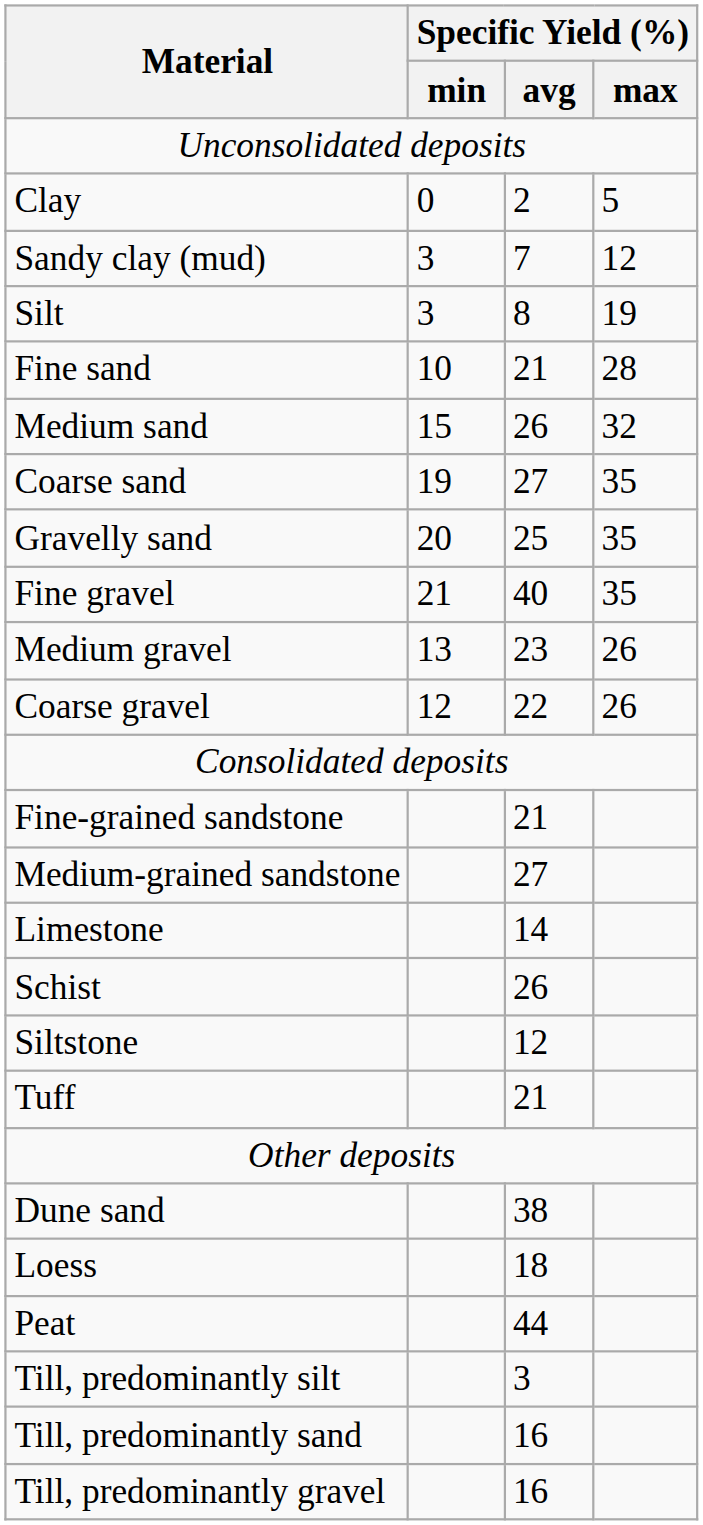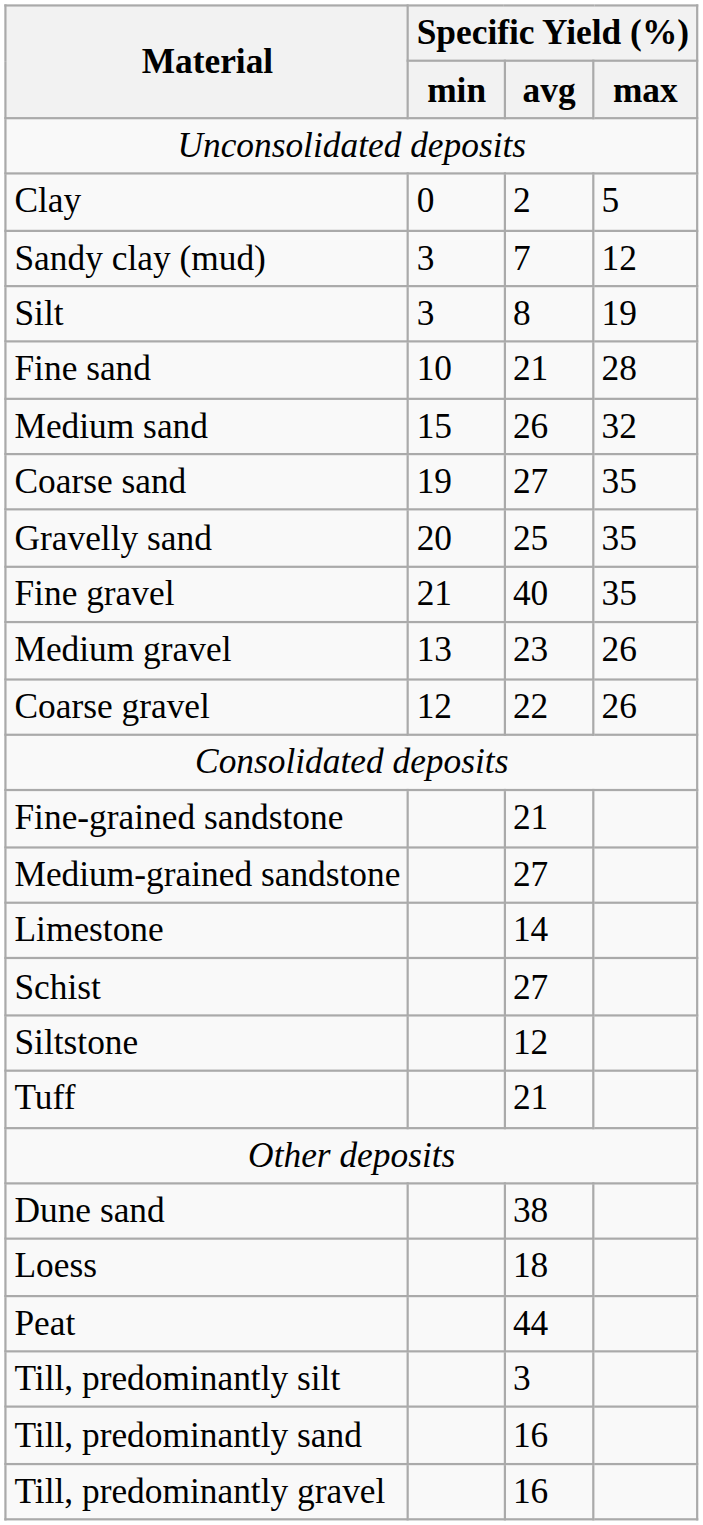(531, 986) 26 -> (531, 986) 27
